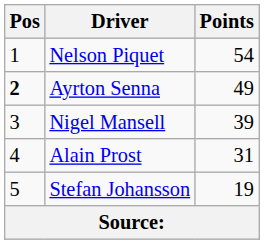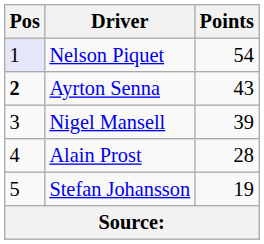(14, 55) no background -> (14, 55) lavender background
(244, 88) 49 -> (244, 88) 43
(244, 155) 31 -> (244, 155) 28
